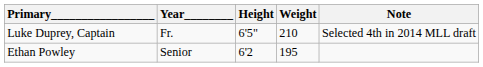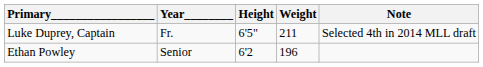(288, 33) 210 -> (288, 33) 211
(288, 52) 195 -> (288, 52) 196
